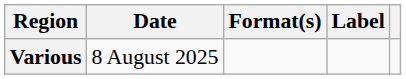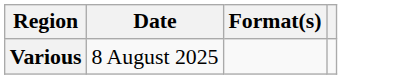- column: (358, 21)
